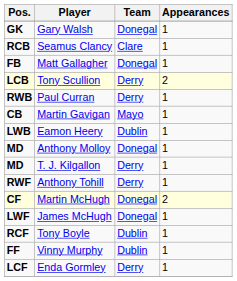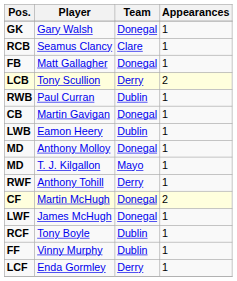(130, 98) Derry -> (132, 98) Dublin
(130, 115) Mayo -> (137, 115) Donegal
(130, 166) Derry -> (130, 166) Mayo
